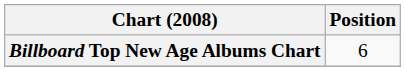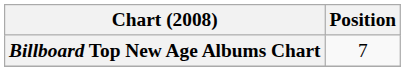(363, 50) 6 -> (363, 50) 7
